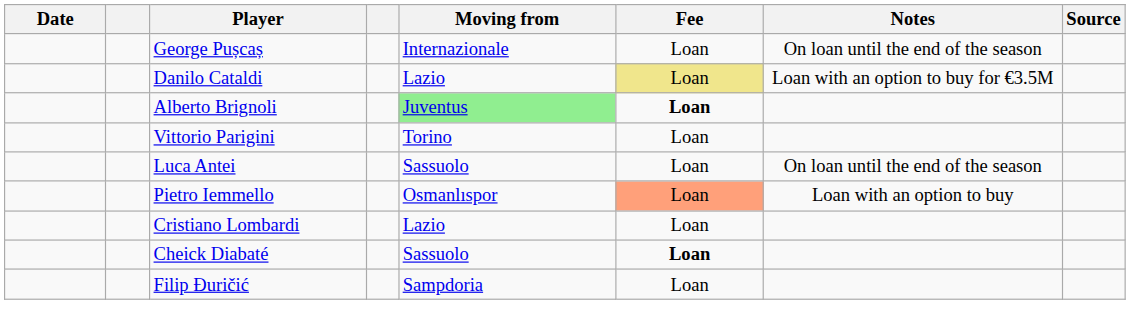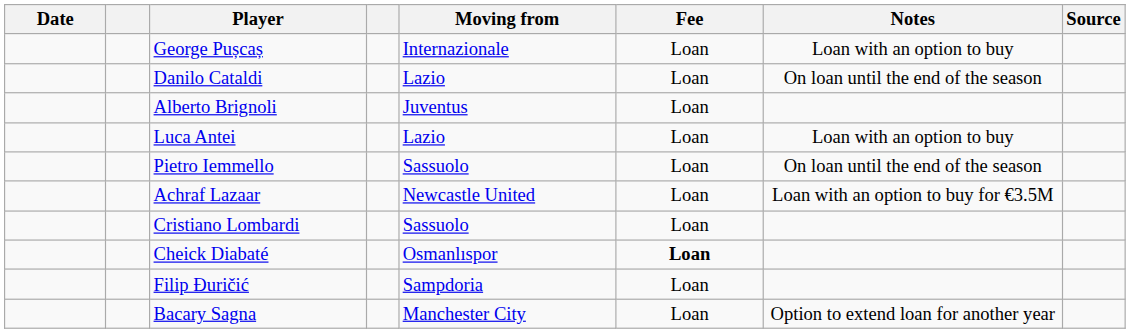(913, 48) On loan until the end of the season -> (913, 48) Loan with an option to buy
(690, 78) khaki background -> (690, 78) no background
(913, 78) Loan with an option to buy for €3.5M -> (913, 78) On loan until the end of the season
(435, 107) lightgreen background -> (435, 107) no background
(690, 107) bold -> (690, 107) normal
- row: (214, 136)
(436, 166) Sassuolo -> (424, 136) Lazio
(913, 166) On loan until the end of the season -> (913, 136) Loan with an option to buy
(450, 195) Osmanlıspor -> (436, 166) Sassuolo
(690, 195) lightsalmon background -> (690, 166) no background
(913, 195) Loan with an option to buy -> (913, 166) On loan until the end of the season
+ row: (207, 195)
(424, 225) Lazio -> (436, 225) Sassuolo
(436, 254) Sassuolo -> (450, 254) Osmanlıspor
+ row: (205, 313)
